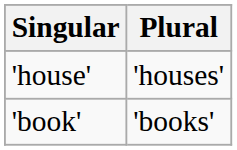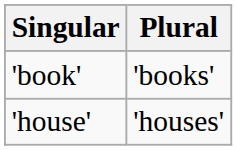rows swapped: (46, 121) <-> (51, 74)
